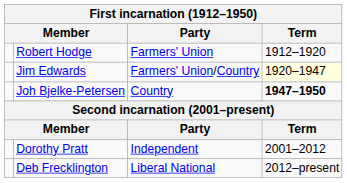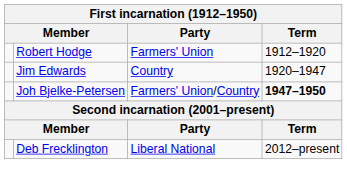(195, 71) Farmers' Union/Country -> (152, 71) Country
(295, 71) lightyellow background -> (295, 71) no background
(152, 91) Country -> (195, 91) Farmers' Union/Country
- row: (52, 149)
